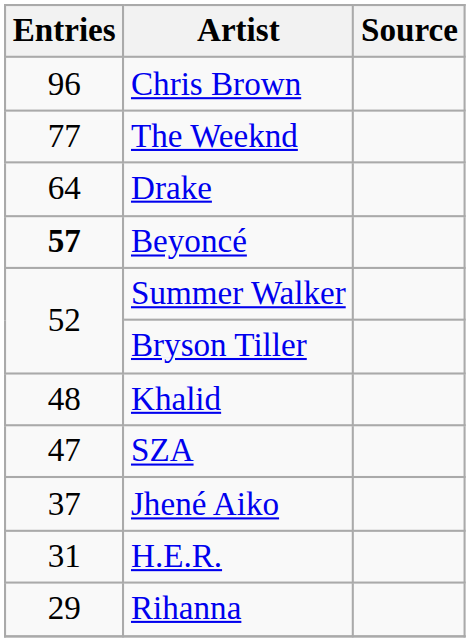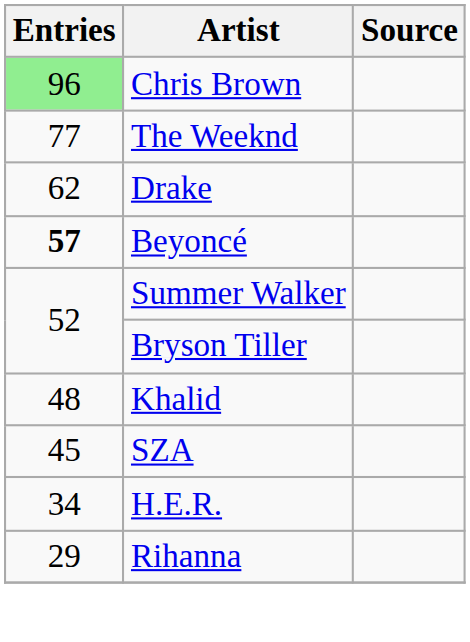(64, 83) no background -> (64, 83) lightgreen background
(64, 188) 64 -> (64, 188) 62
(64, 450) 47 -> (64, 450) 45
- row: (205, 503)
(64, 556) 31 -> (64, 503) 34
